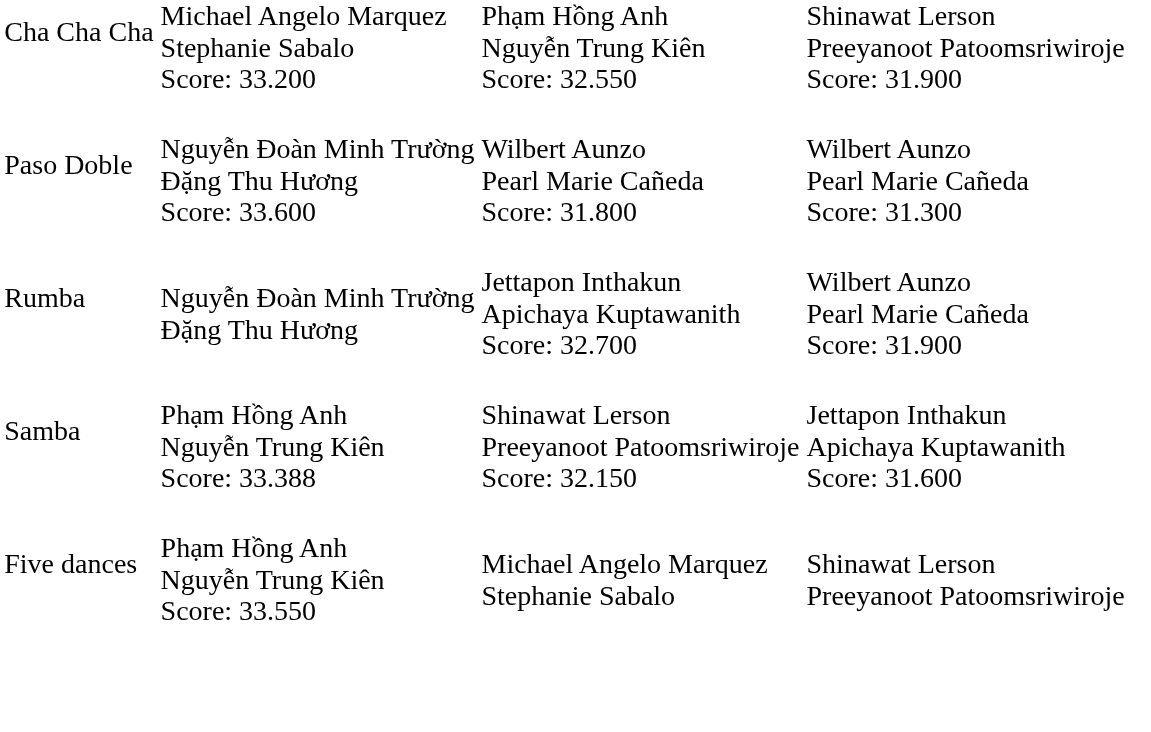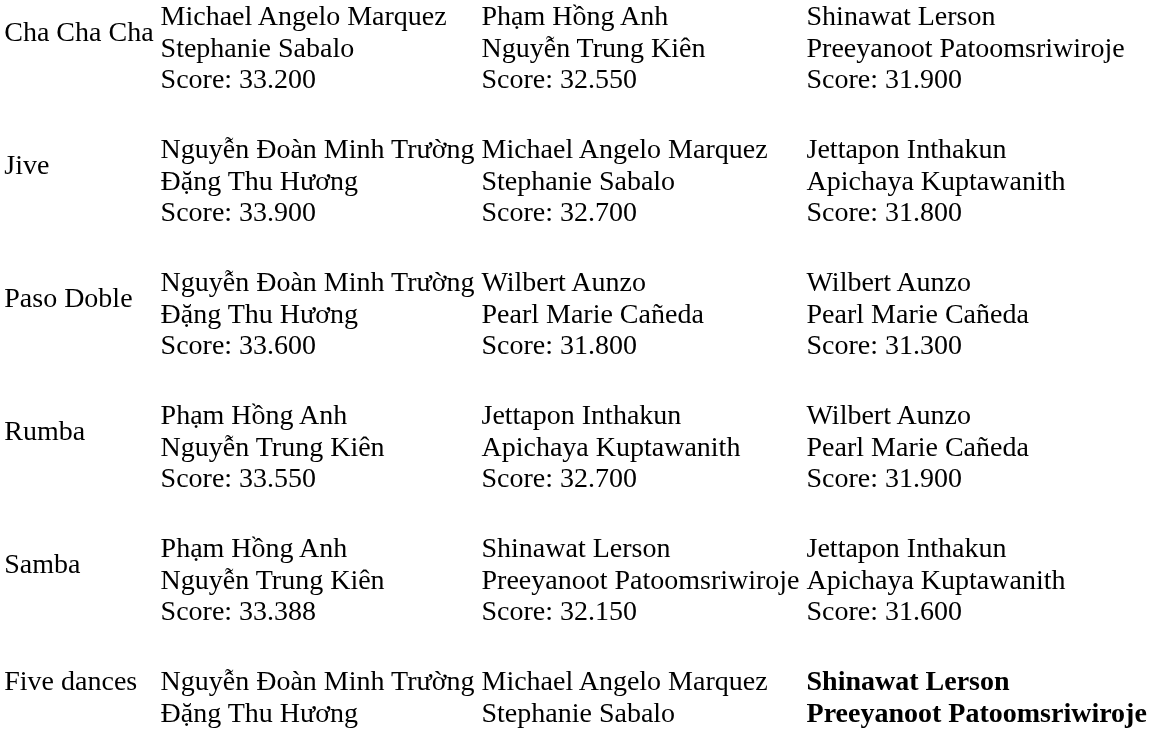+ row: (27, 164)
(318, 313) Nguyễn Đoàn Minh Trường Đặng Thu Hương -> (273, 446) Phạm Hồng Anh Nguyễn Trung Kiên Score: 33.550
(273, 579) Phạm Hồng Anh Nguyễn Trung Kiên Score: 33.550 -> (318, 696) Nguyễn Đoàn Minh Trường Đặng Thu Hương
(966, 579) normal -> (977, 696) bold
